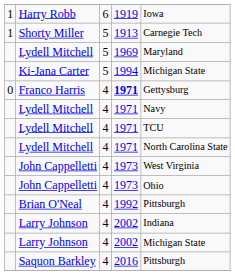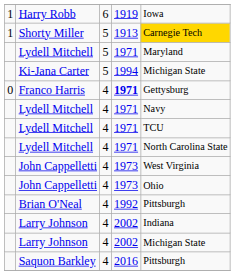(173, 33) no background -> (173, 33) gold background
(126, 52) 1969 -> (126, 52) 1971
